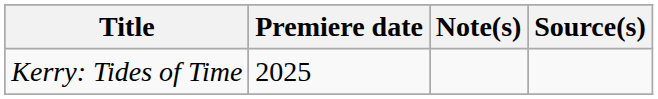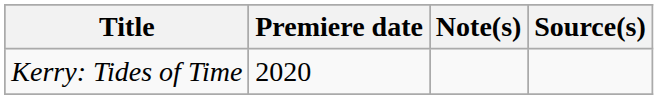(283, 71) 2025 -> (283, 71) 2020
